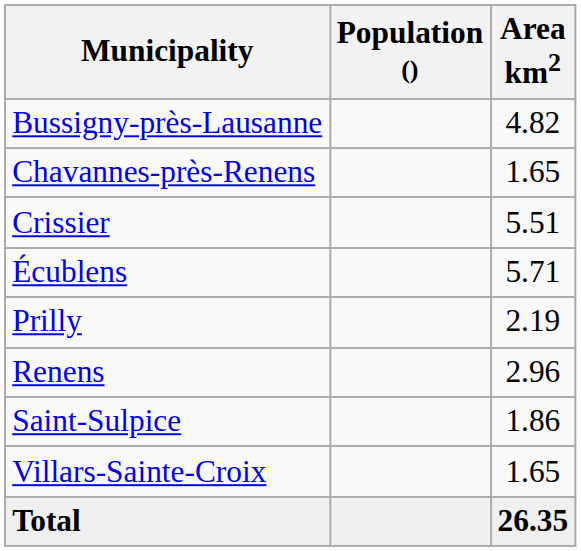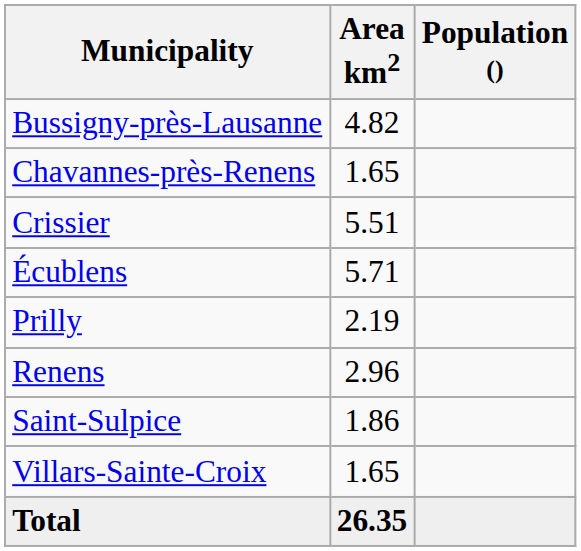columns swapped: (410, 51) <-> (533, 51)
